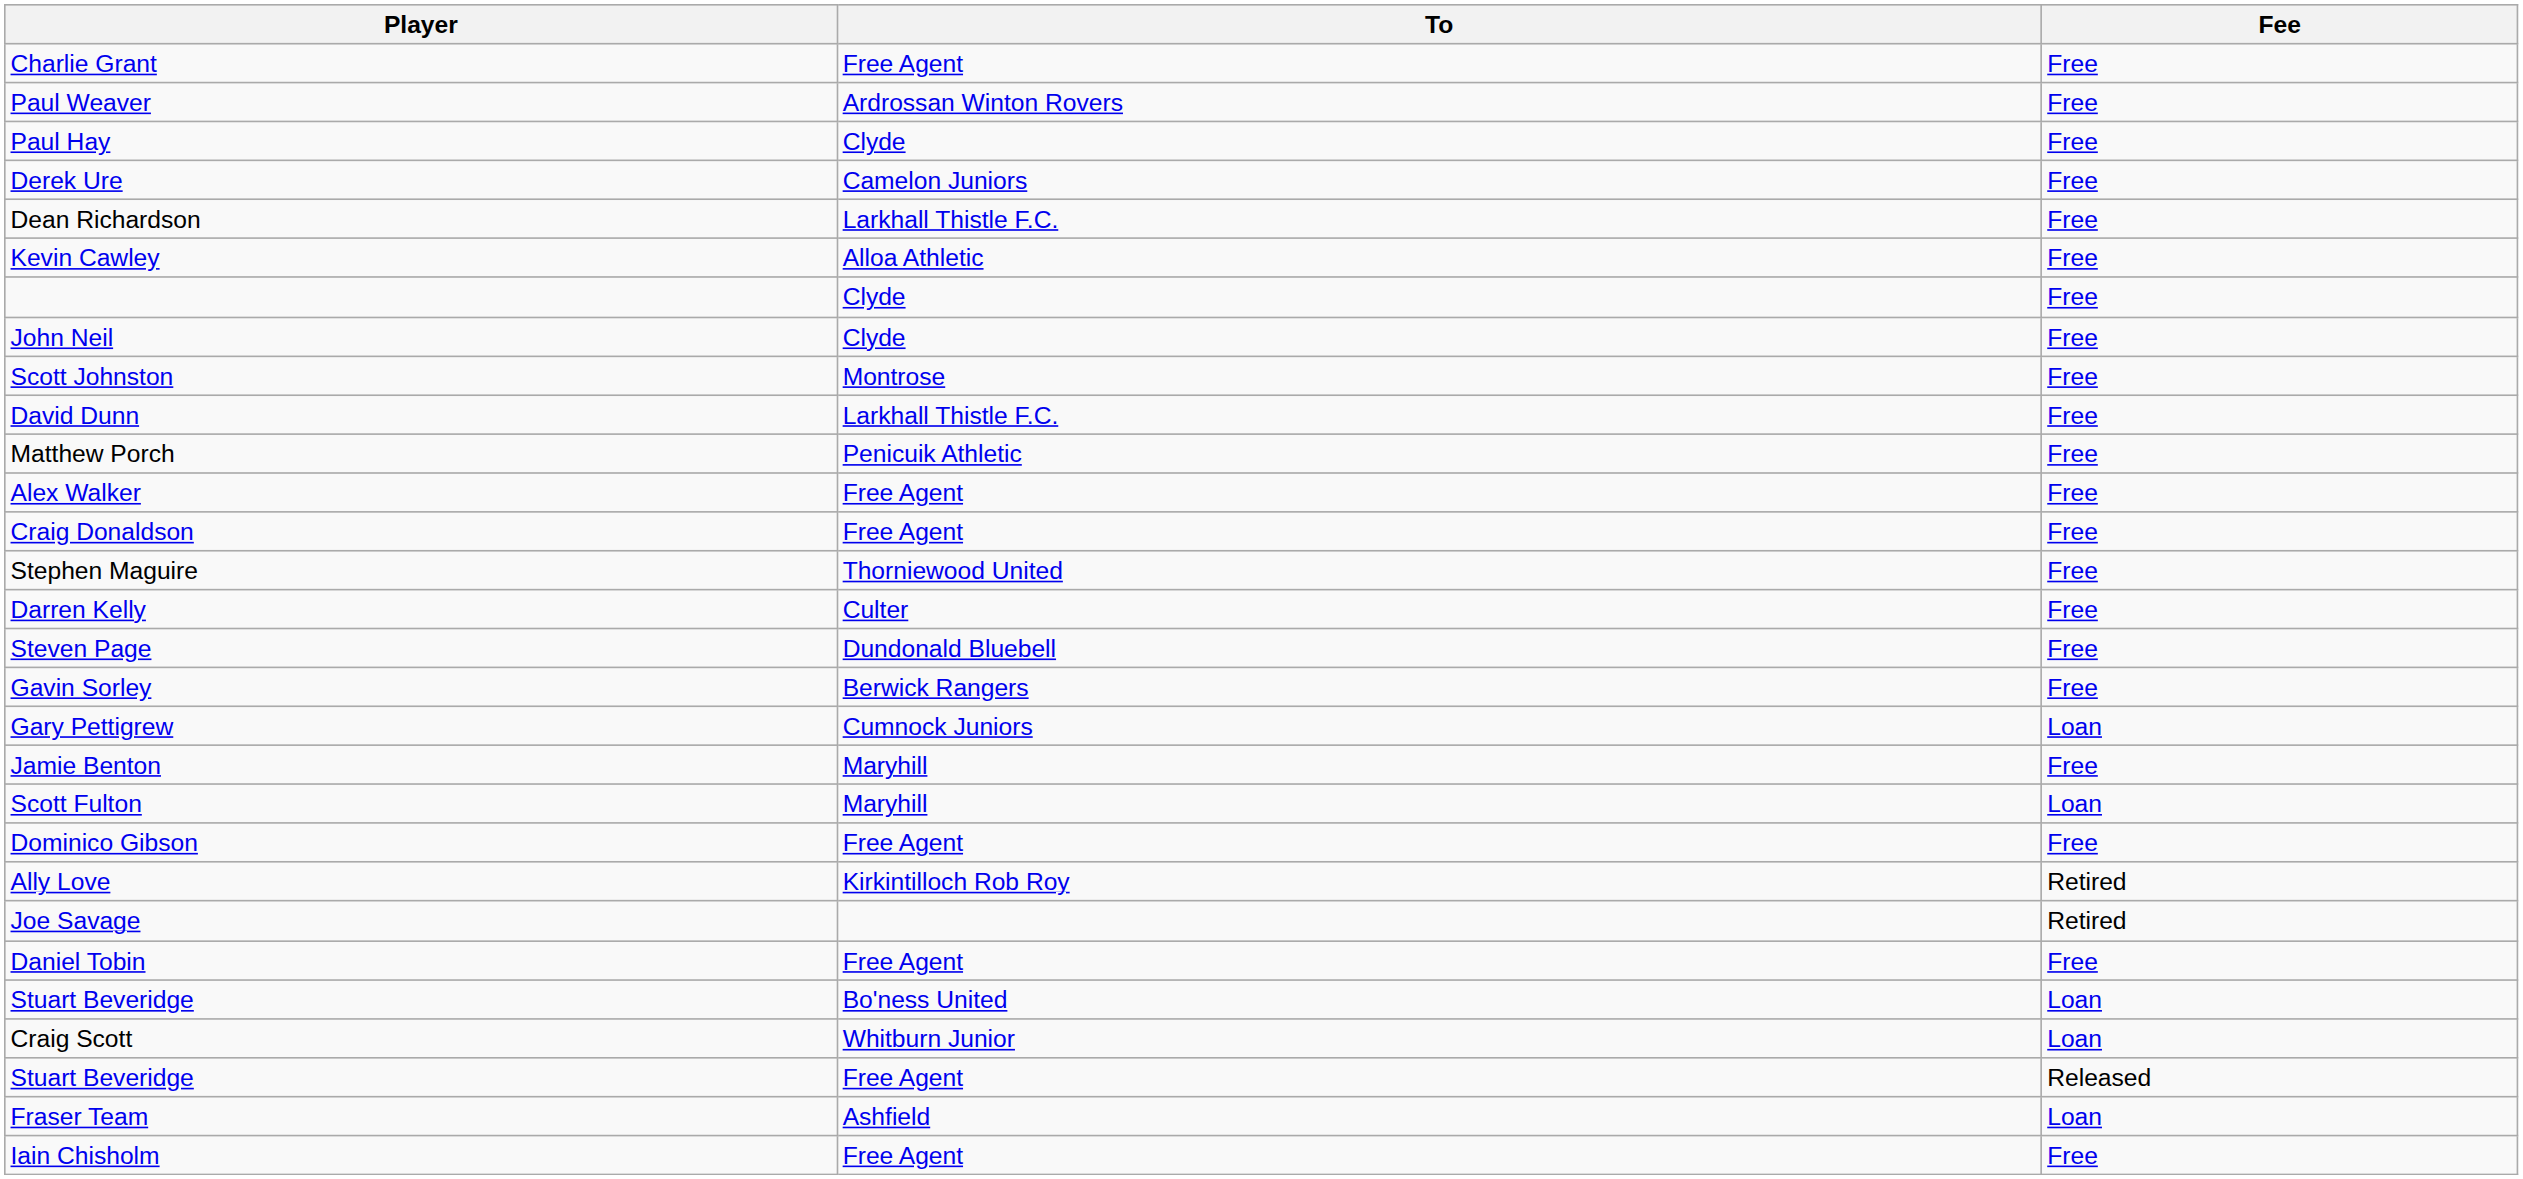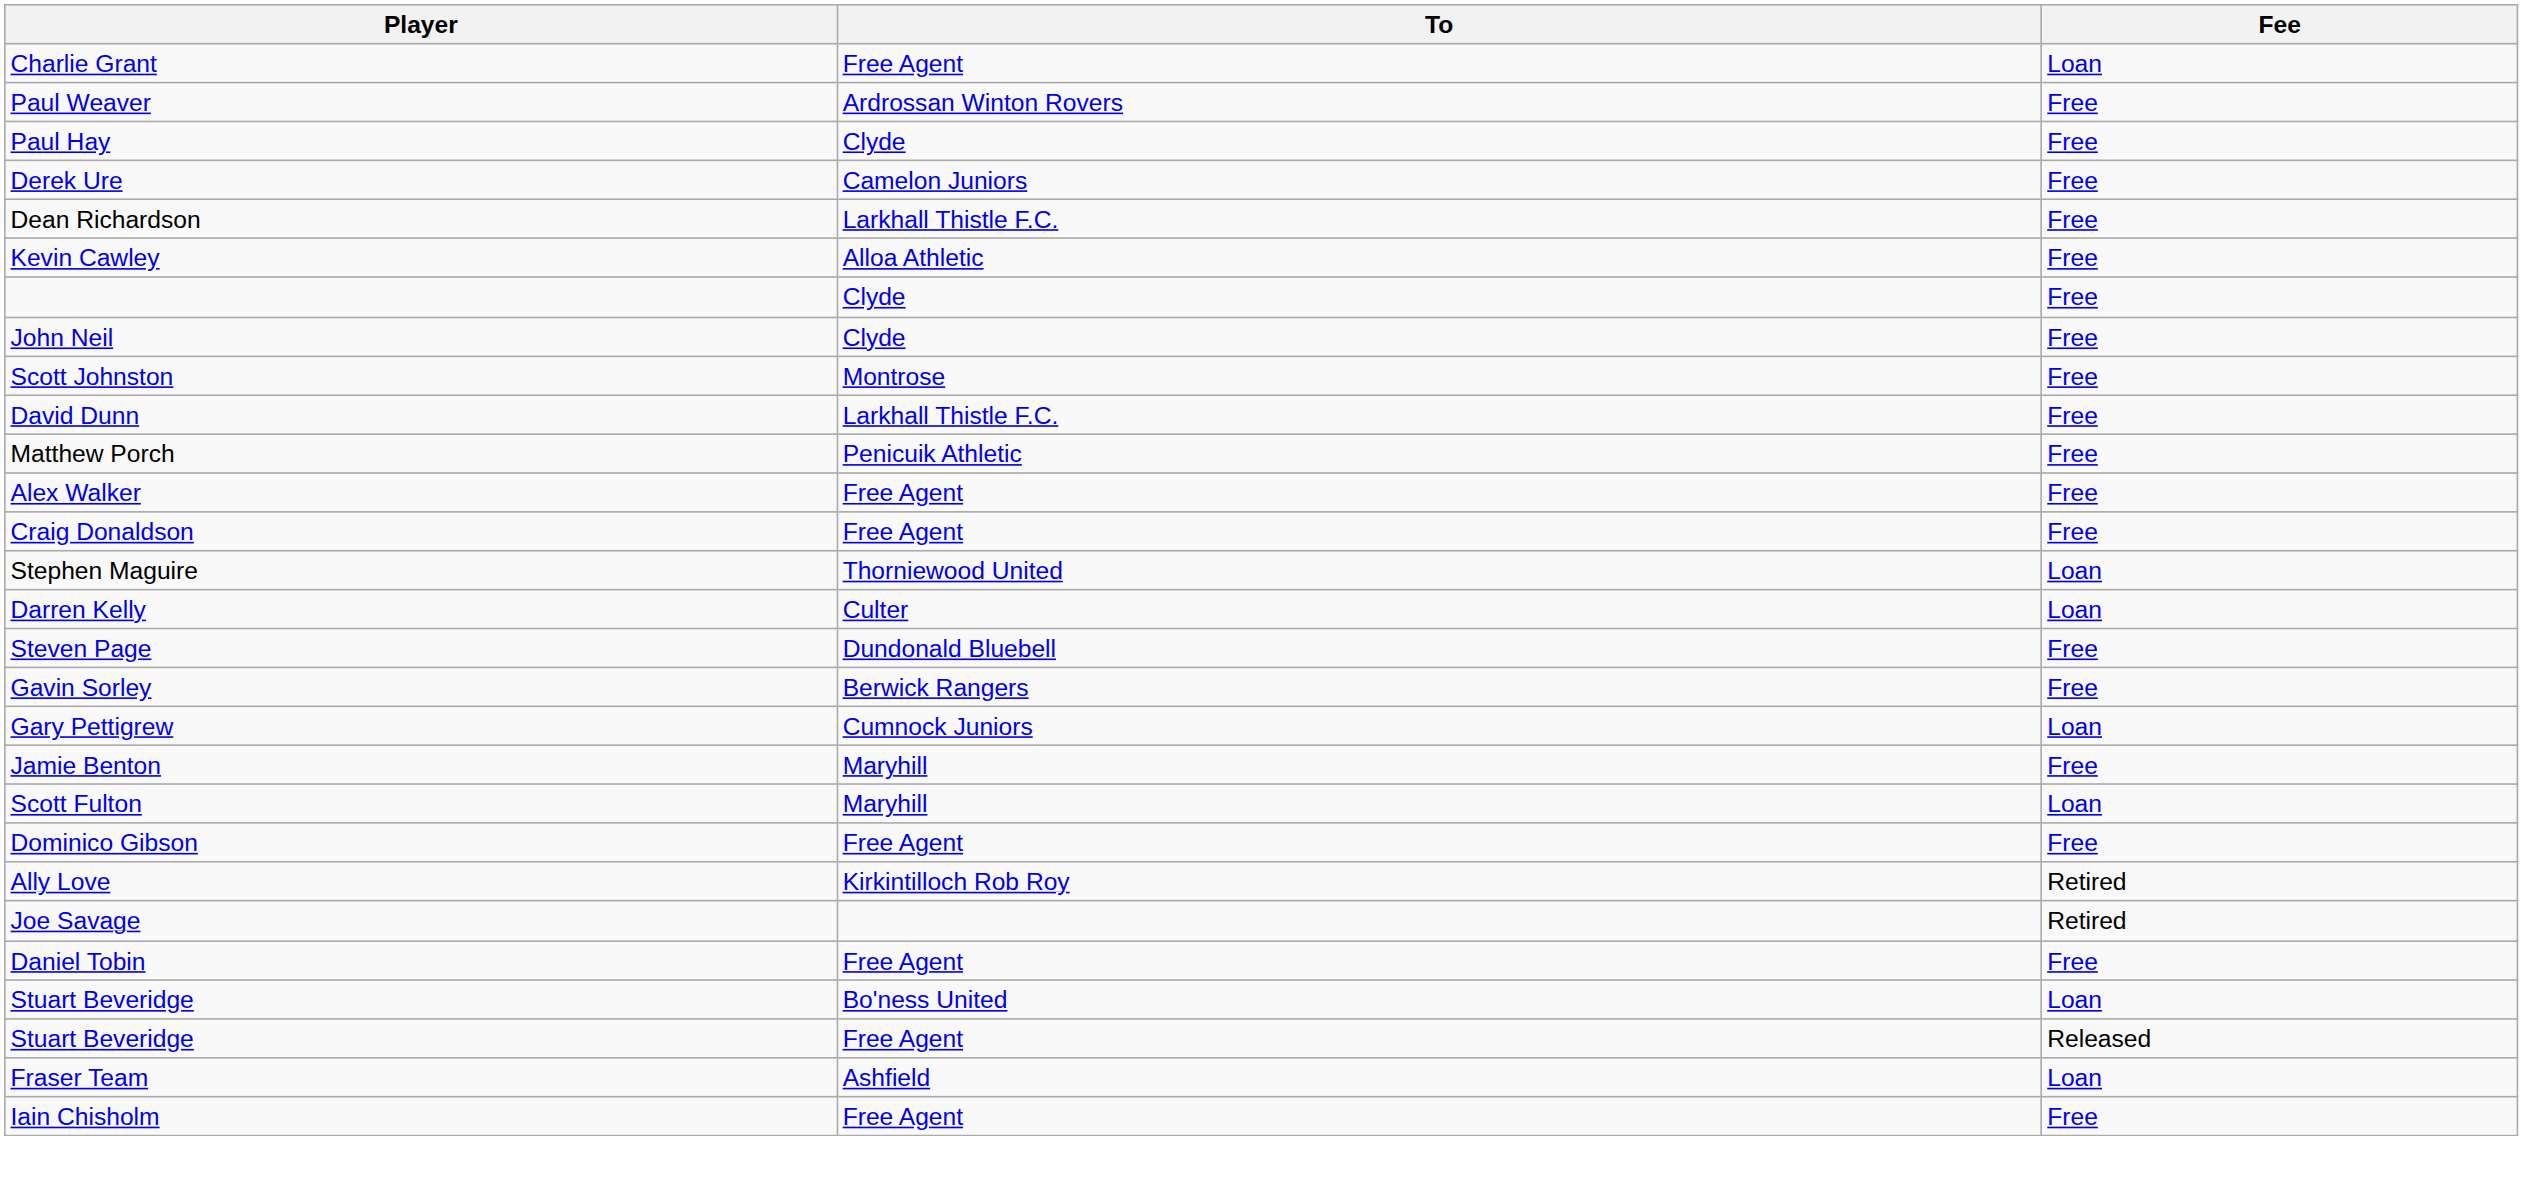(2073, 63) Free -> (2075, 63) Loan
(2073, 570) Free -> (2075, 570) Loan
(2073, 609) Free -> (2075, 609) Loan
- row: (71, 1038)
